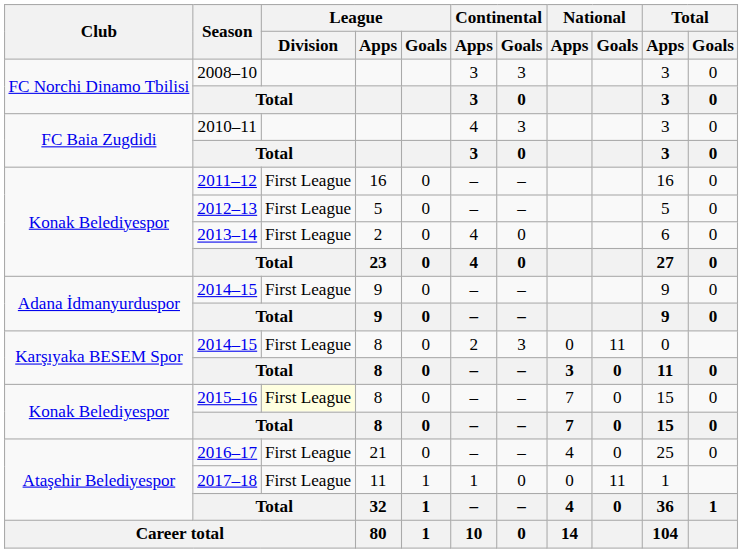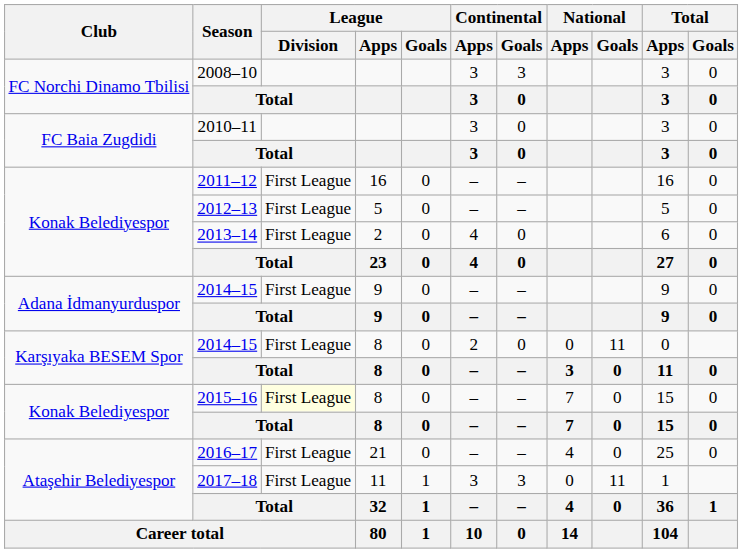(474, 126) 4 -> (474, 126) 3
(522, 126) 3 -> (522, 126) 0
(522, 343) 3 -> (522, 343) 0
(474, 479) 1 -> (474, 479) 3
(522, 479) 0 -> (522, 479) 3
